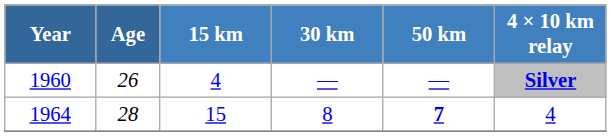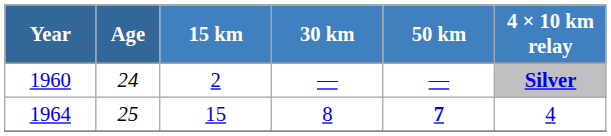(128, 80) 26 -> (128, 80) 24
(216, 80) 4 -> (216, 80) 2
(128, 114) 28 -> (128, 114) 25
